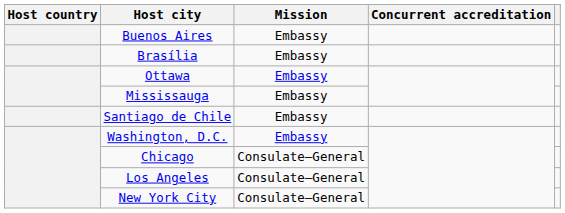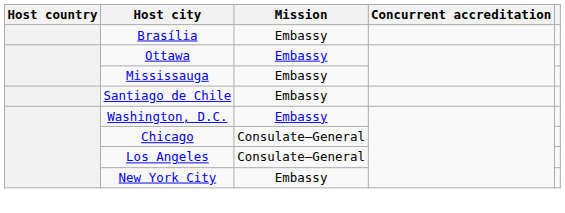- row: (167, 35)
(301, 198) Consulate–General -> (301, 177) Embassy
